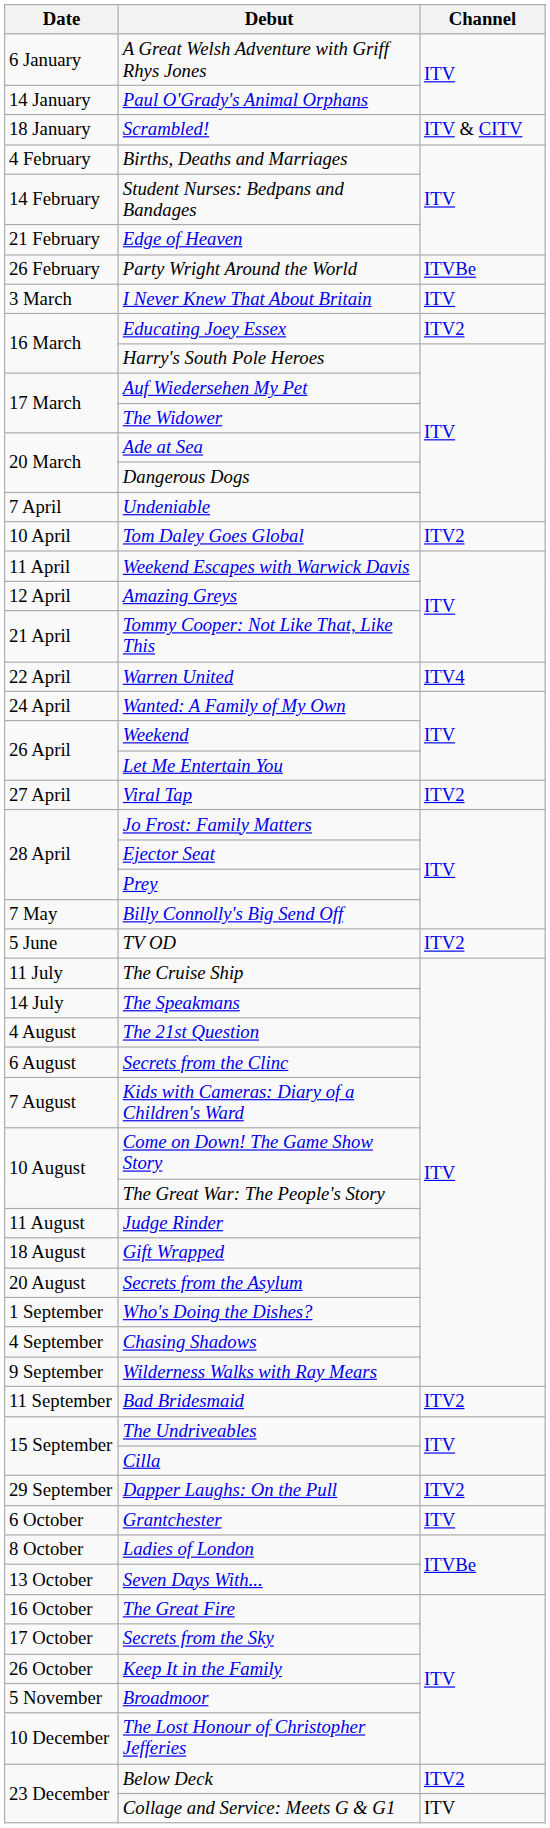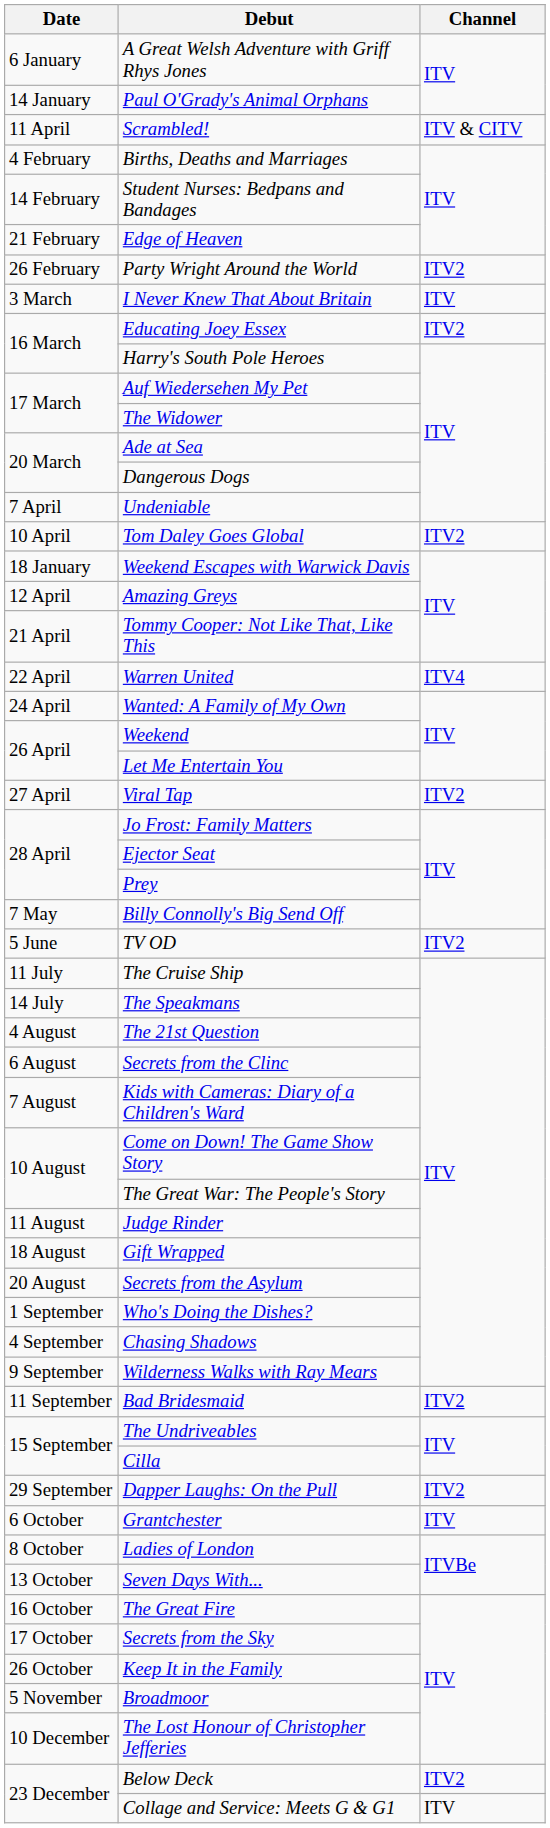(50, 129) 18 January -> (39, 129) 11 April
(450, 269) ITVBe -> (444, 269) ITV2
(39, 566) 11 April -> (50, 566) 18 January
